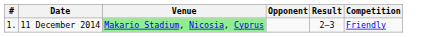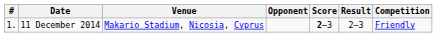+ column: (324, 11)
(184, 25) lightgreen background -> (184, 25) no background
